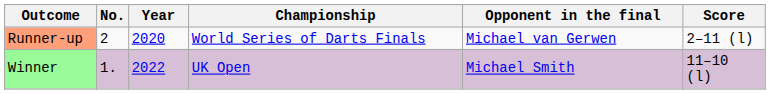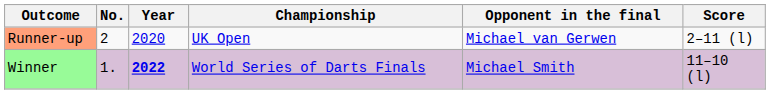(309, 39) World Series of Darts Finals -> (221, 39) UK Open
(148, 69) normal -> (148, 69) bold
(221, 69) UK Open -> (309, 69) World Series of Darts Finals
